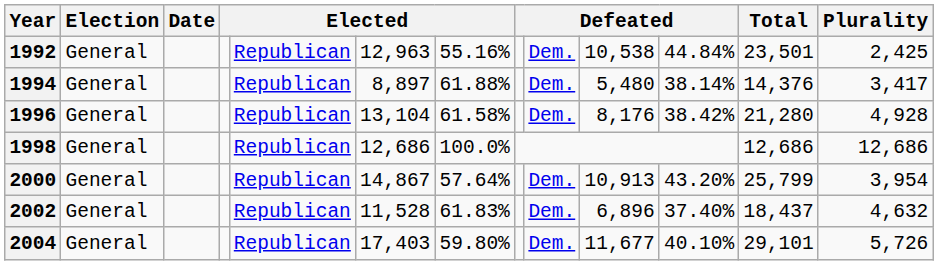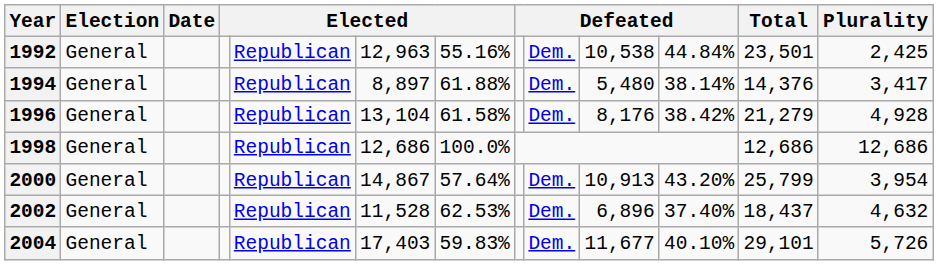(779, 116) 21,280 -> (779, 116) 21,279
(475, 211) 61.83% -> (475, 211) 62.53%
(475, 243) 59.80% -> (475, 243) 59.83%
